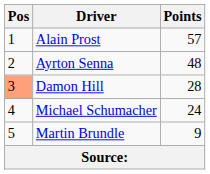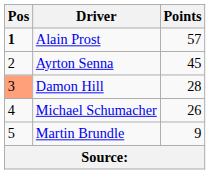(11, 40) normal -> (11, 40) bold
(194, 63) 48 -> (194, 63) 45
(194, 110) 24 -> (194, 110) 26
